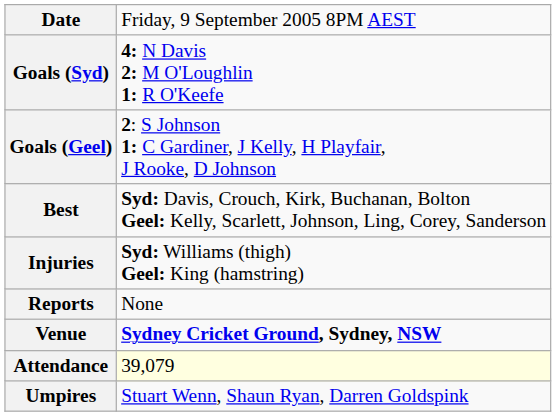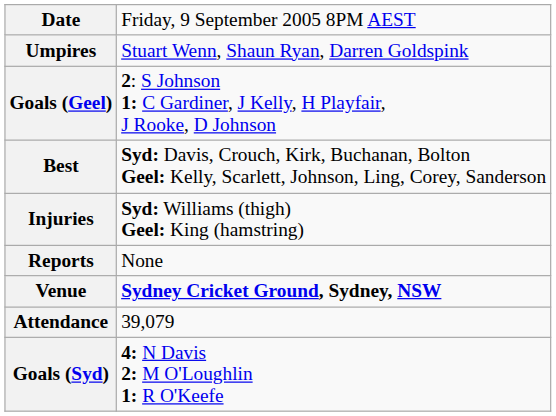rows swapped: (61, 72) <-> (61, 396)
(148, 365) lightyellow background -> (148, 321) no background
